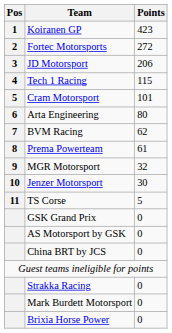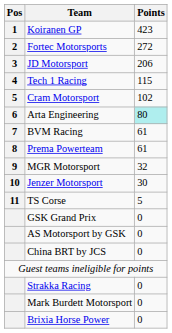(145, 97) 101 -> (145, 97) 102
(142, 114) no background -> (142, 114) paleturquoise background
(142, 131) 62 -> (142, 131) 61
